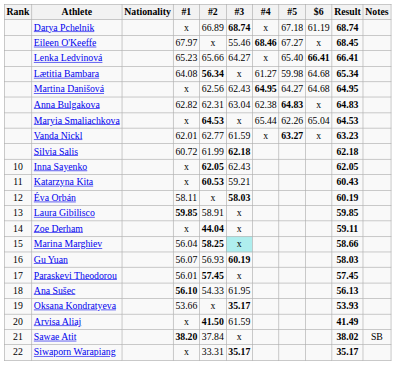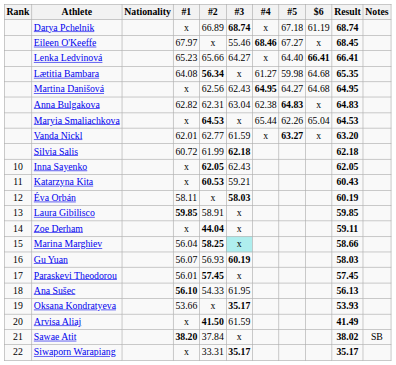(292, 58) 65.40 -> (292, 58) 64.40
(347, 74) 65.34 -> (347, 74) 65.35
(347, 136) 63.23 -> (347, 136) 63.20
